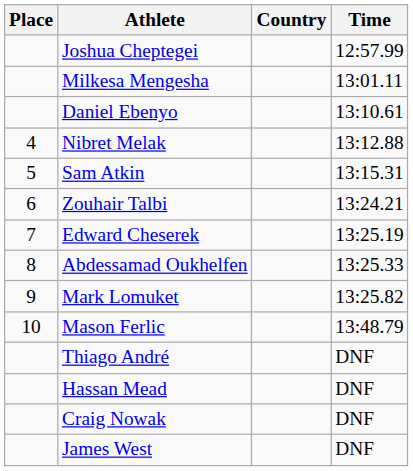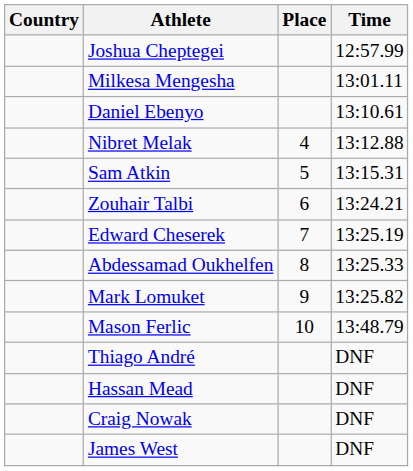columns swapped: (31, 19) <-> (291, 19)
